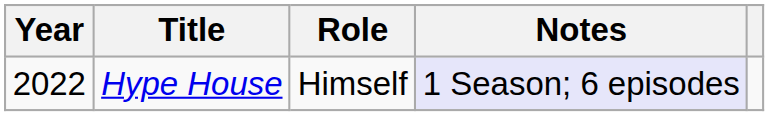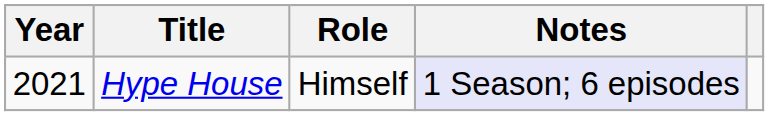(49, 82) 2022 -> (49, 82) 2021
